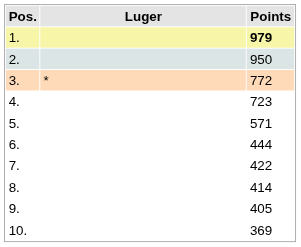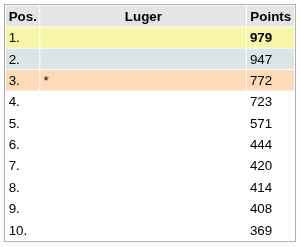(261, 59) 950 -> (261, 59) 947
(261, 166) 422 -> (261, 166) 420
(261, 209) 405 -> (261, 209) 408
